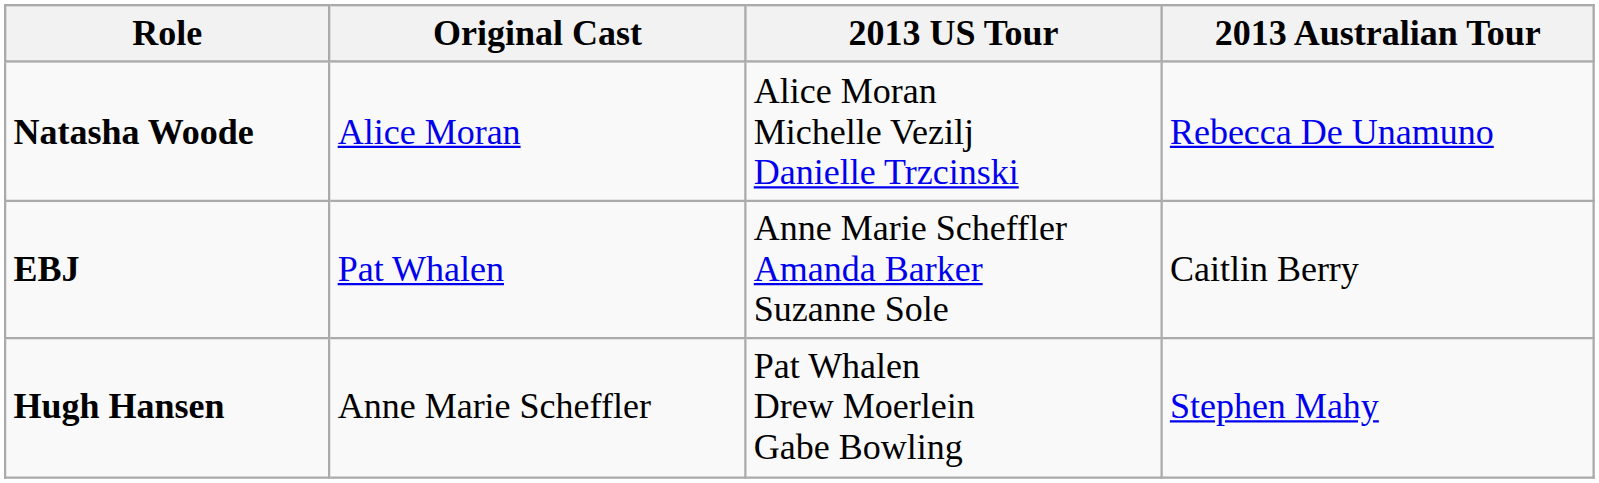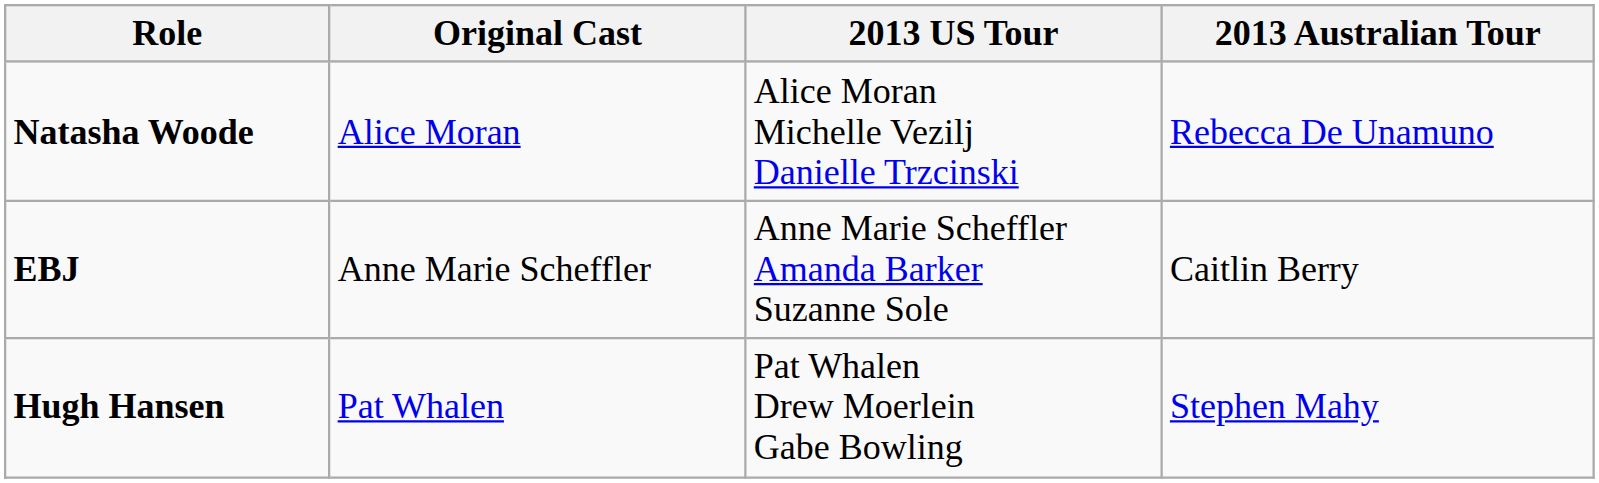(421, 268) Pat Whalen -> (494, 268) Anne Marie Scheffler
(494, 406) Anne Marie Scheffler -> (421, 406) Pat Whalen
